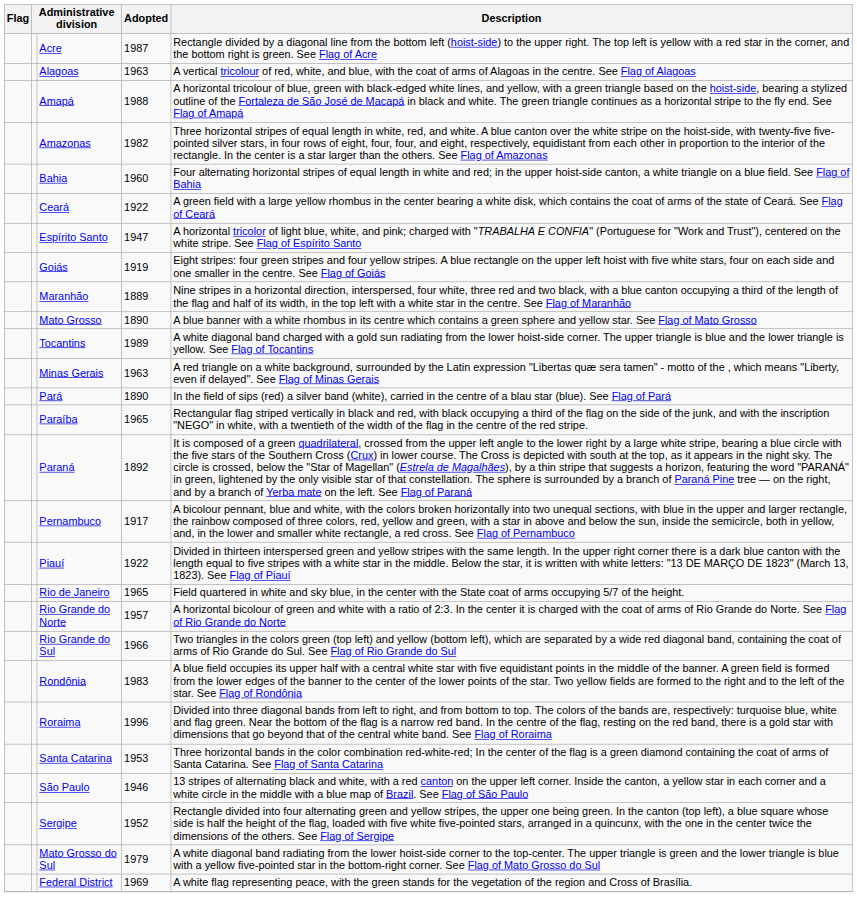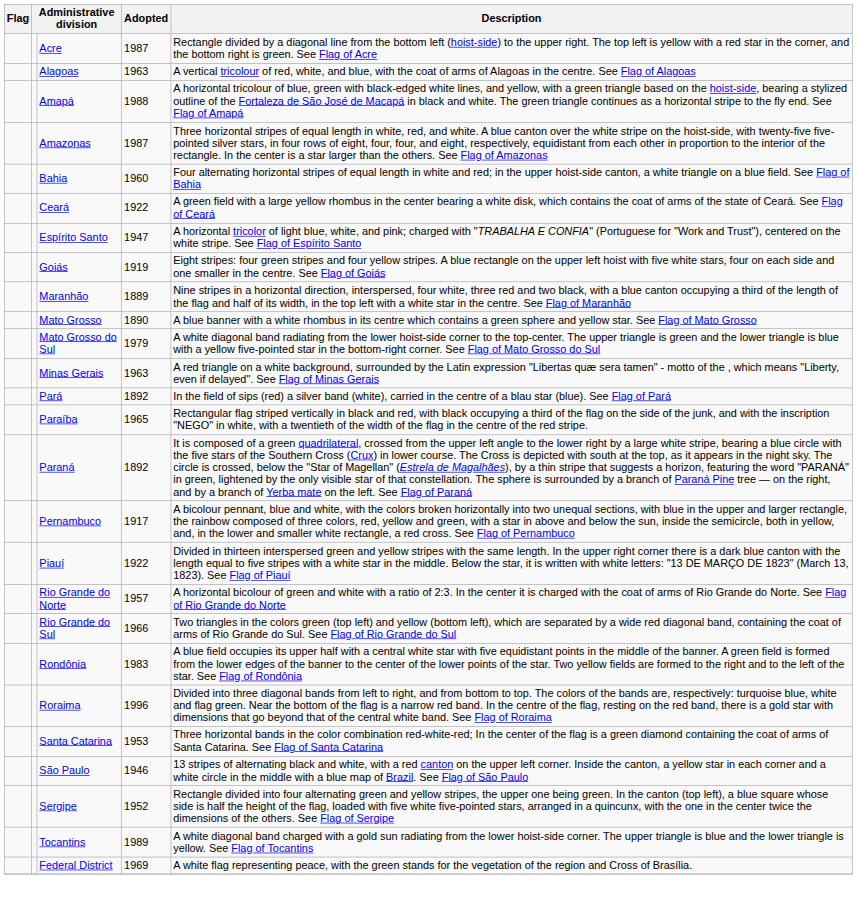(136, 143) 1982 -> (136, 143) 1987
rows swapped: (78, 859) <-> (62, 343)
(136, 396) 1890 -> (136, 396) 1892
- row: (74, 592)
